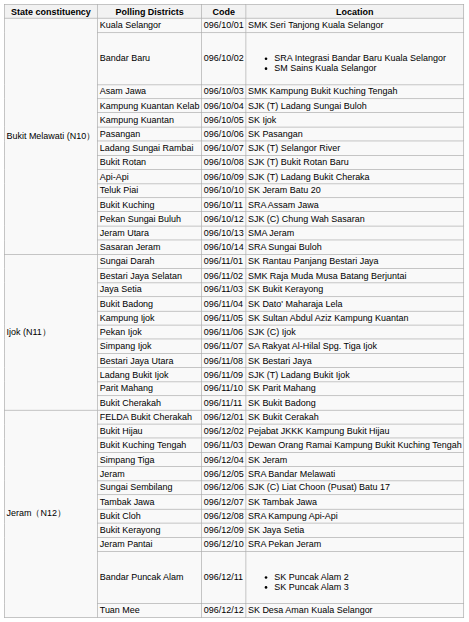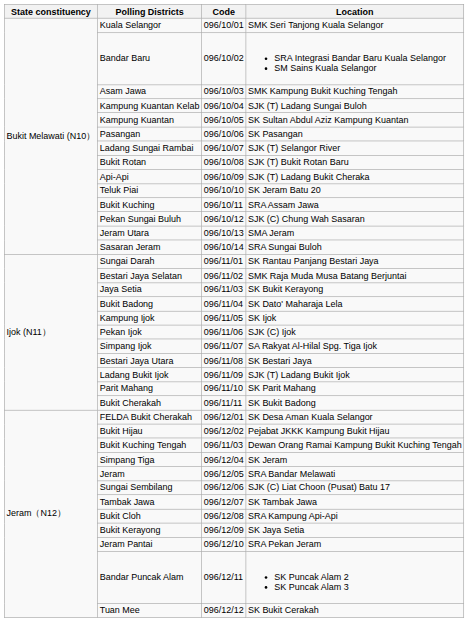(262, 119) SK Ijok -> (328, 119) SK Sultan Abdul Aziz Kampung Kuantan
(328, 318) SK Sultan Abdul Aziz Kampung Kuantan -> (262, 318) SK Ijok
(283, 417) SK Bukit Cerakah -> (310, 417) SK Desa Aman Kuala Selangor
(310, 610) SK Desa Aman Kuala Selangor -> (283, 610) SK Bukit Cerakah
